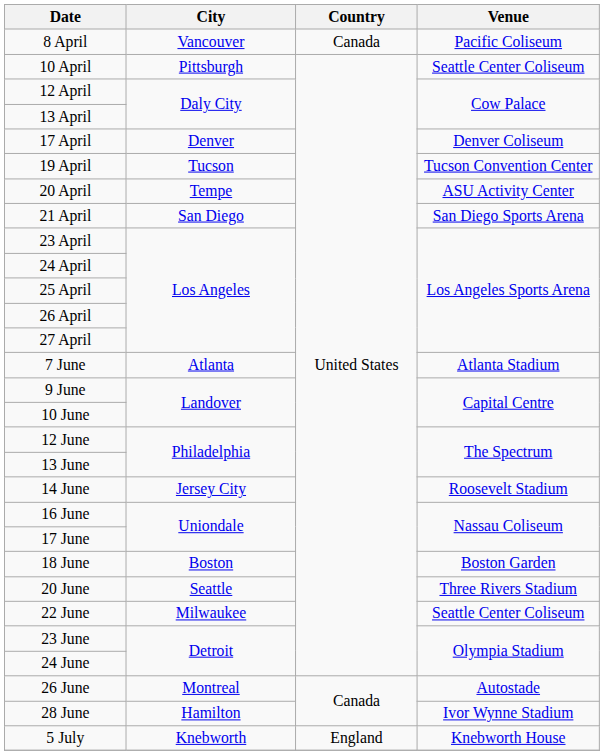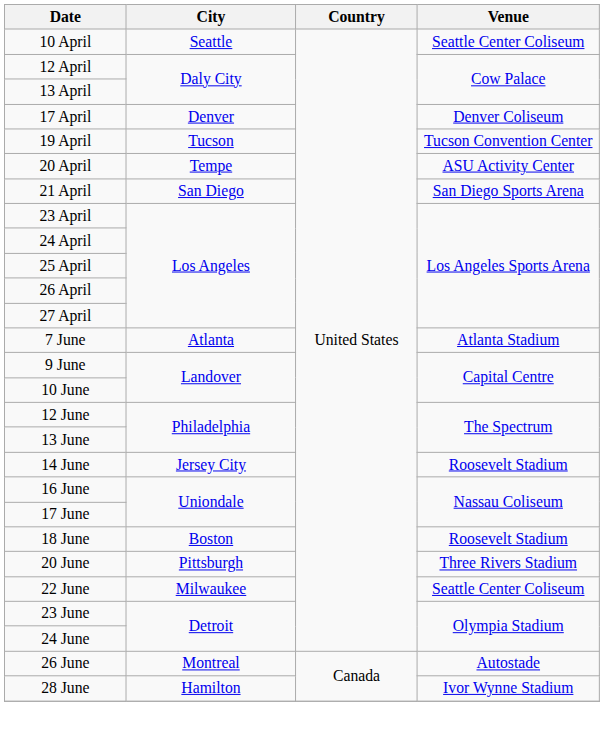- row: (65, 41)
(211, 66) Pittsburgh -> (211, 41) Seattle
(508, 564) Boston Garden -> (508, 539) Roosevelt Stadium
(211, 588) Seattle -> (211, 564) Pittsburgh
- row: (65, 738)
